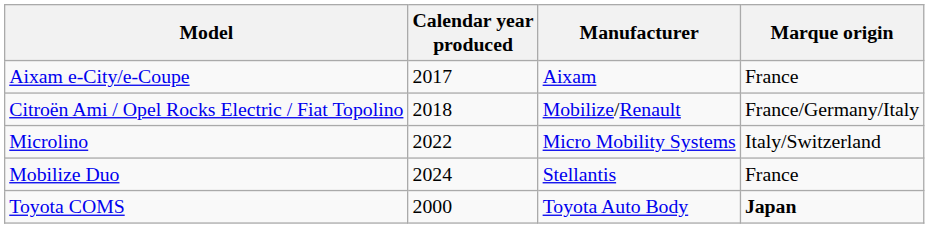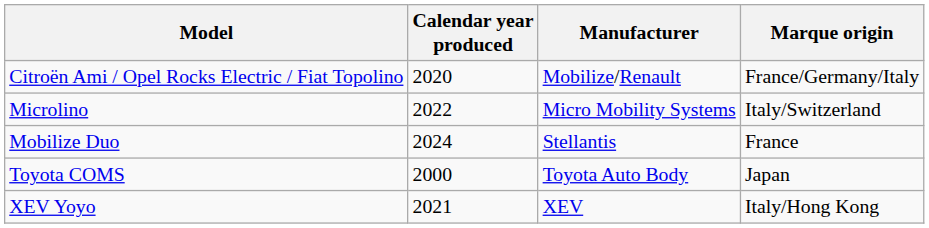- row: (99, 76)
(432, 109) 2018 -> (432, 76) 2020
(771, 207) bold -> (767, 174) normal
+ row: (52, 207)
